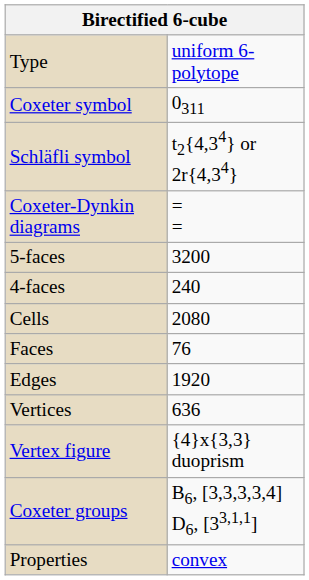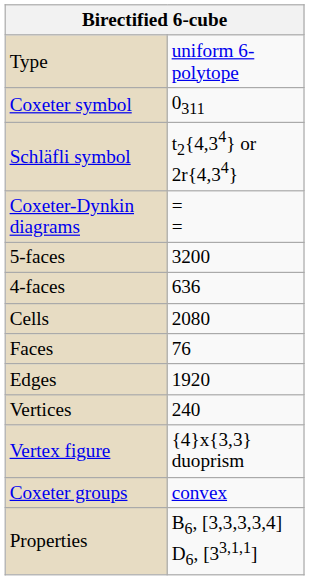(186, 287) 240 -> (186, 287) 636
(186, 409) 636 -> (186, 409) 240
(227, 510) B6, [3,3,3,3,4] D6, [33,1,1] -> (199, 492) convex
(199, 559) convex -> (227, 541) B6, [3,3,3,3,4] D6, [33,1,1]
